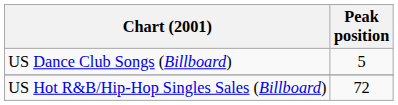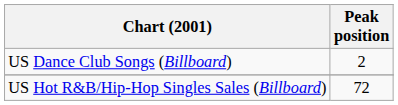(362, 61) 5 -> (362, 61) 2
